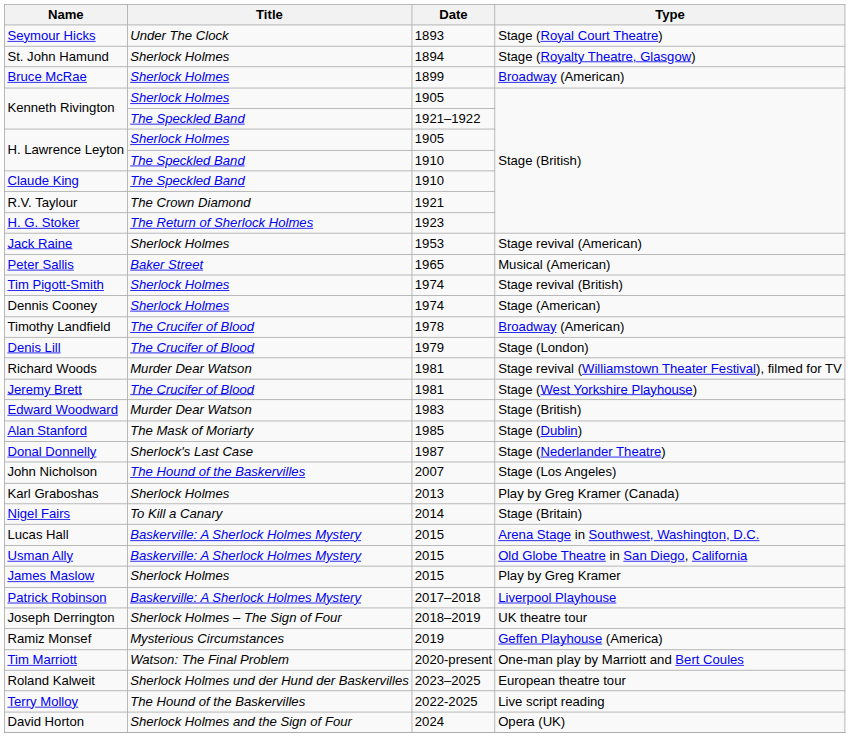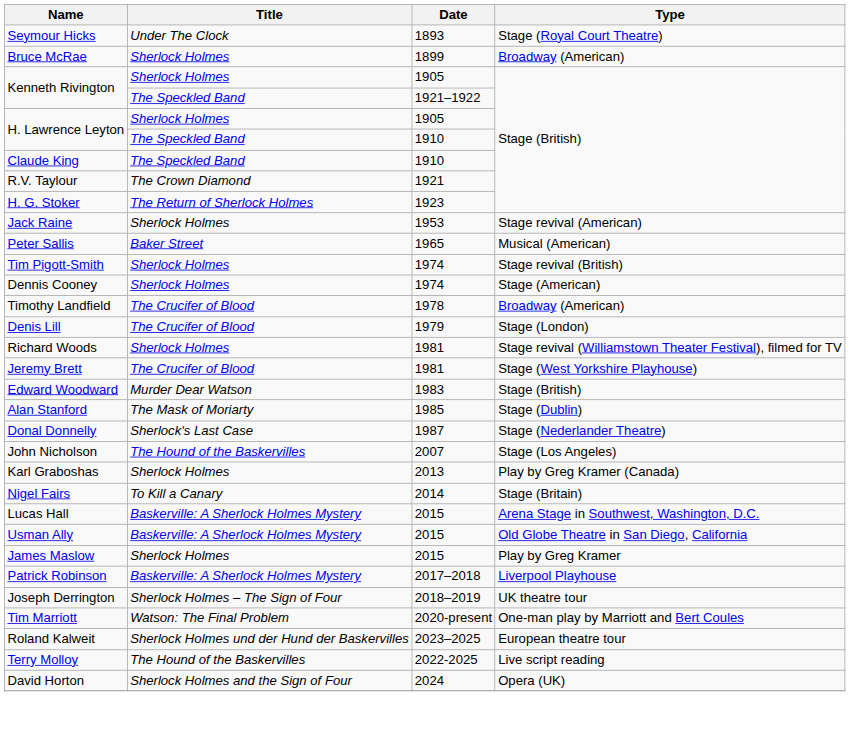- row: (58, 56)
(191, 368) Murder Dear Watson -> (180, 347) Sherlock Holmes
- row: (49, 639)
